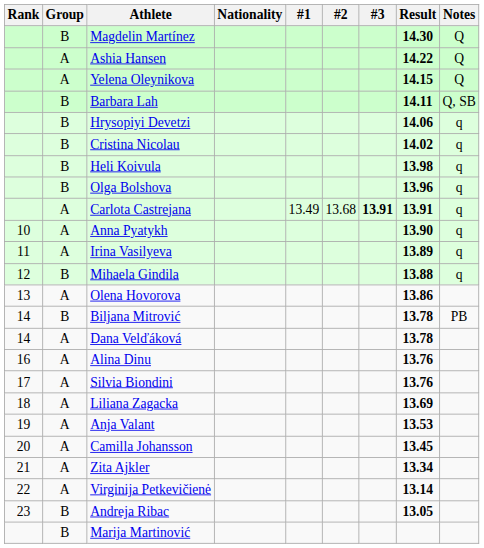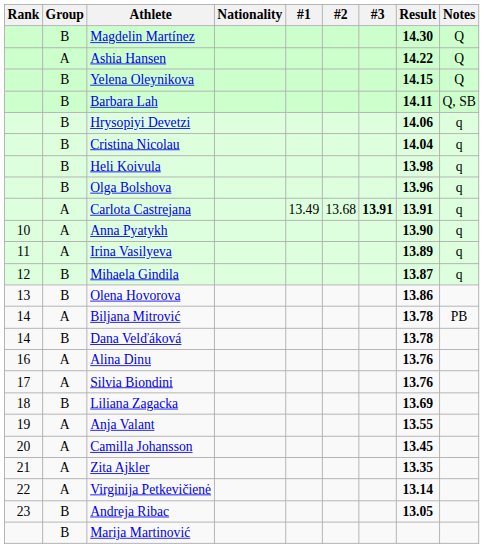(65, 79) A -> (65, 79) B
(418, 144) 14.02 -> (418, 144) 14.04
(418, 274) 13.88 -> (418, 274) 13.87
(65, 295) A -> (65, 295) B
(65, 317) B -> (65, 317) A
(65, 338) A -> (65, 338) B
(65, 403) A -> (65, 403) B
(418, 425) 13.53 -> (418, 425) 13.55
(418, 468) 13.34 -> (418, 468) 13.35
